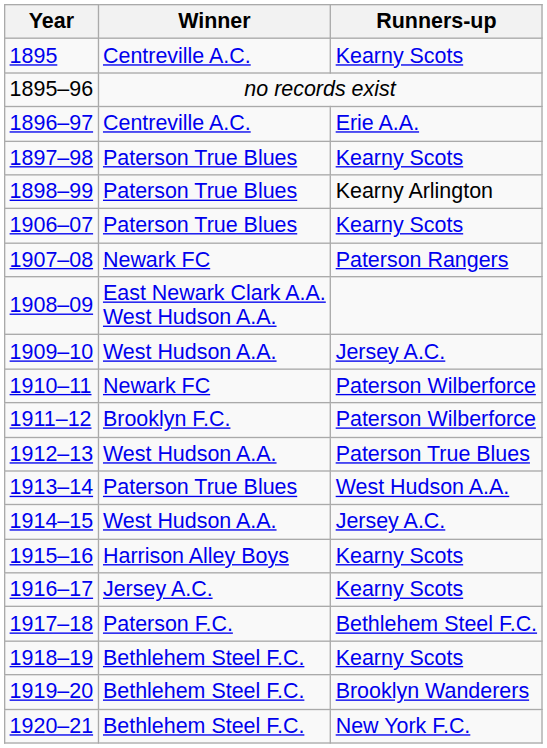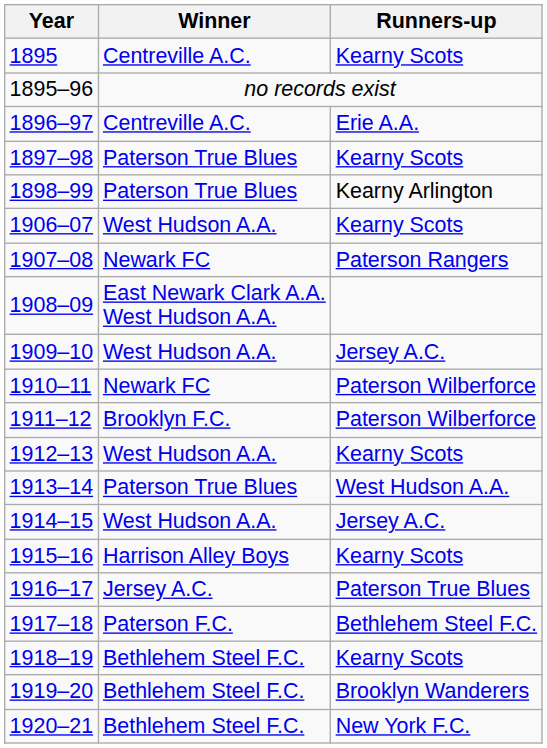(200, 225) Paterson True Blues -> (190, 225) West Hudson A.A.
(433, 453) Paterson True Blues -> (399, 453) Kearny Scots
(399, 589) Kearny Scots -> (433, 589) Paterson True Blues
